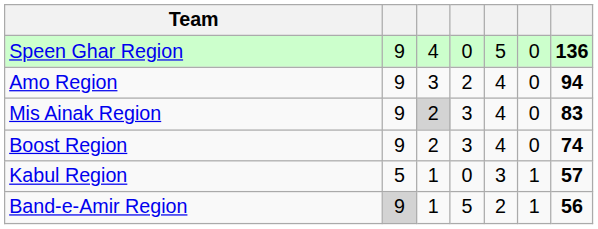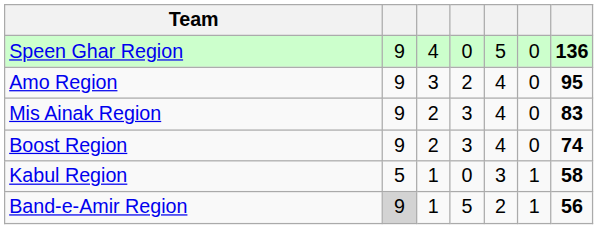(572, 82) 94 -> (572, 82) 95
(433, 113) lightgrey background -> (433, 113) no background
(572, 176) 57 -> (572, 176) 58
